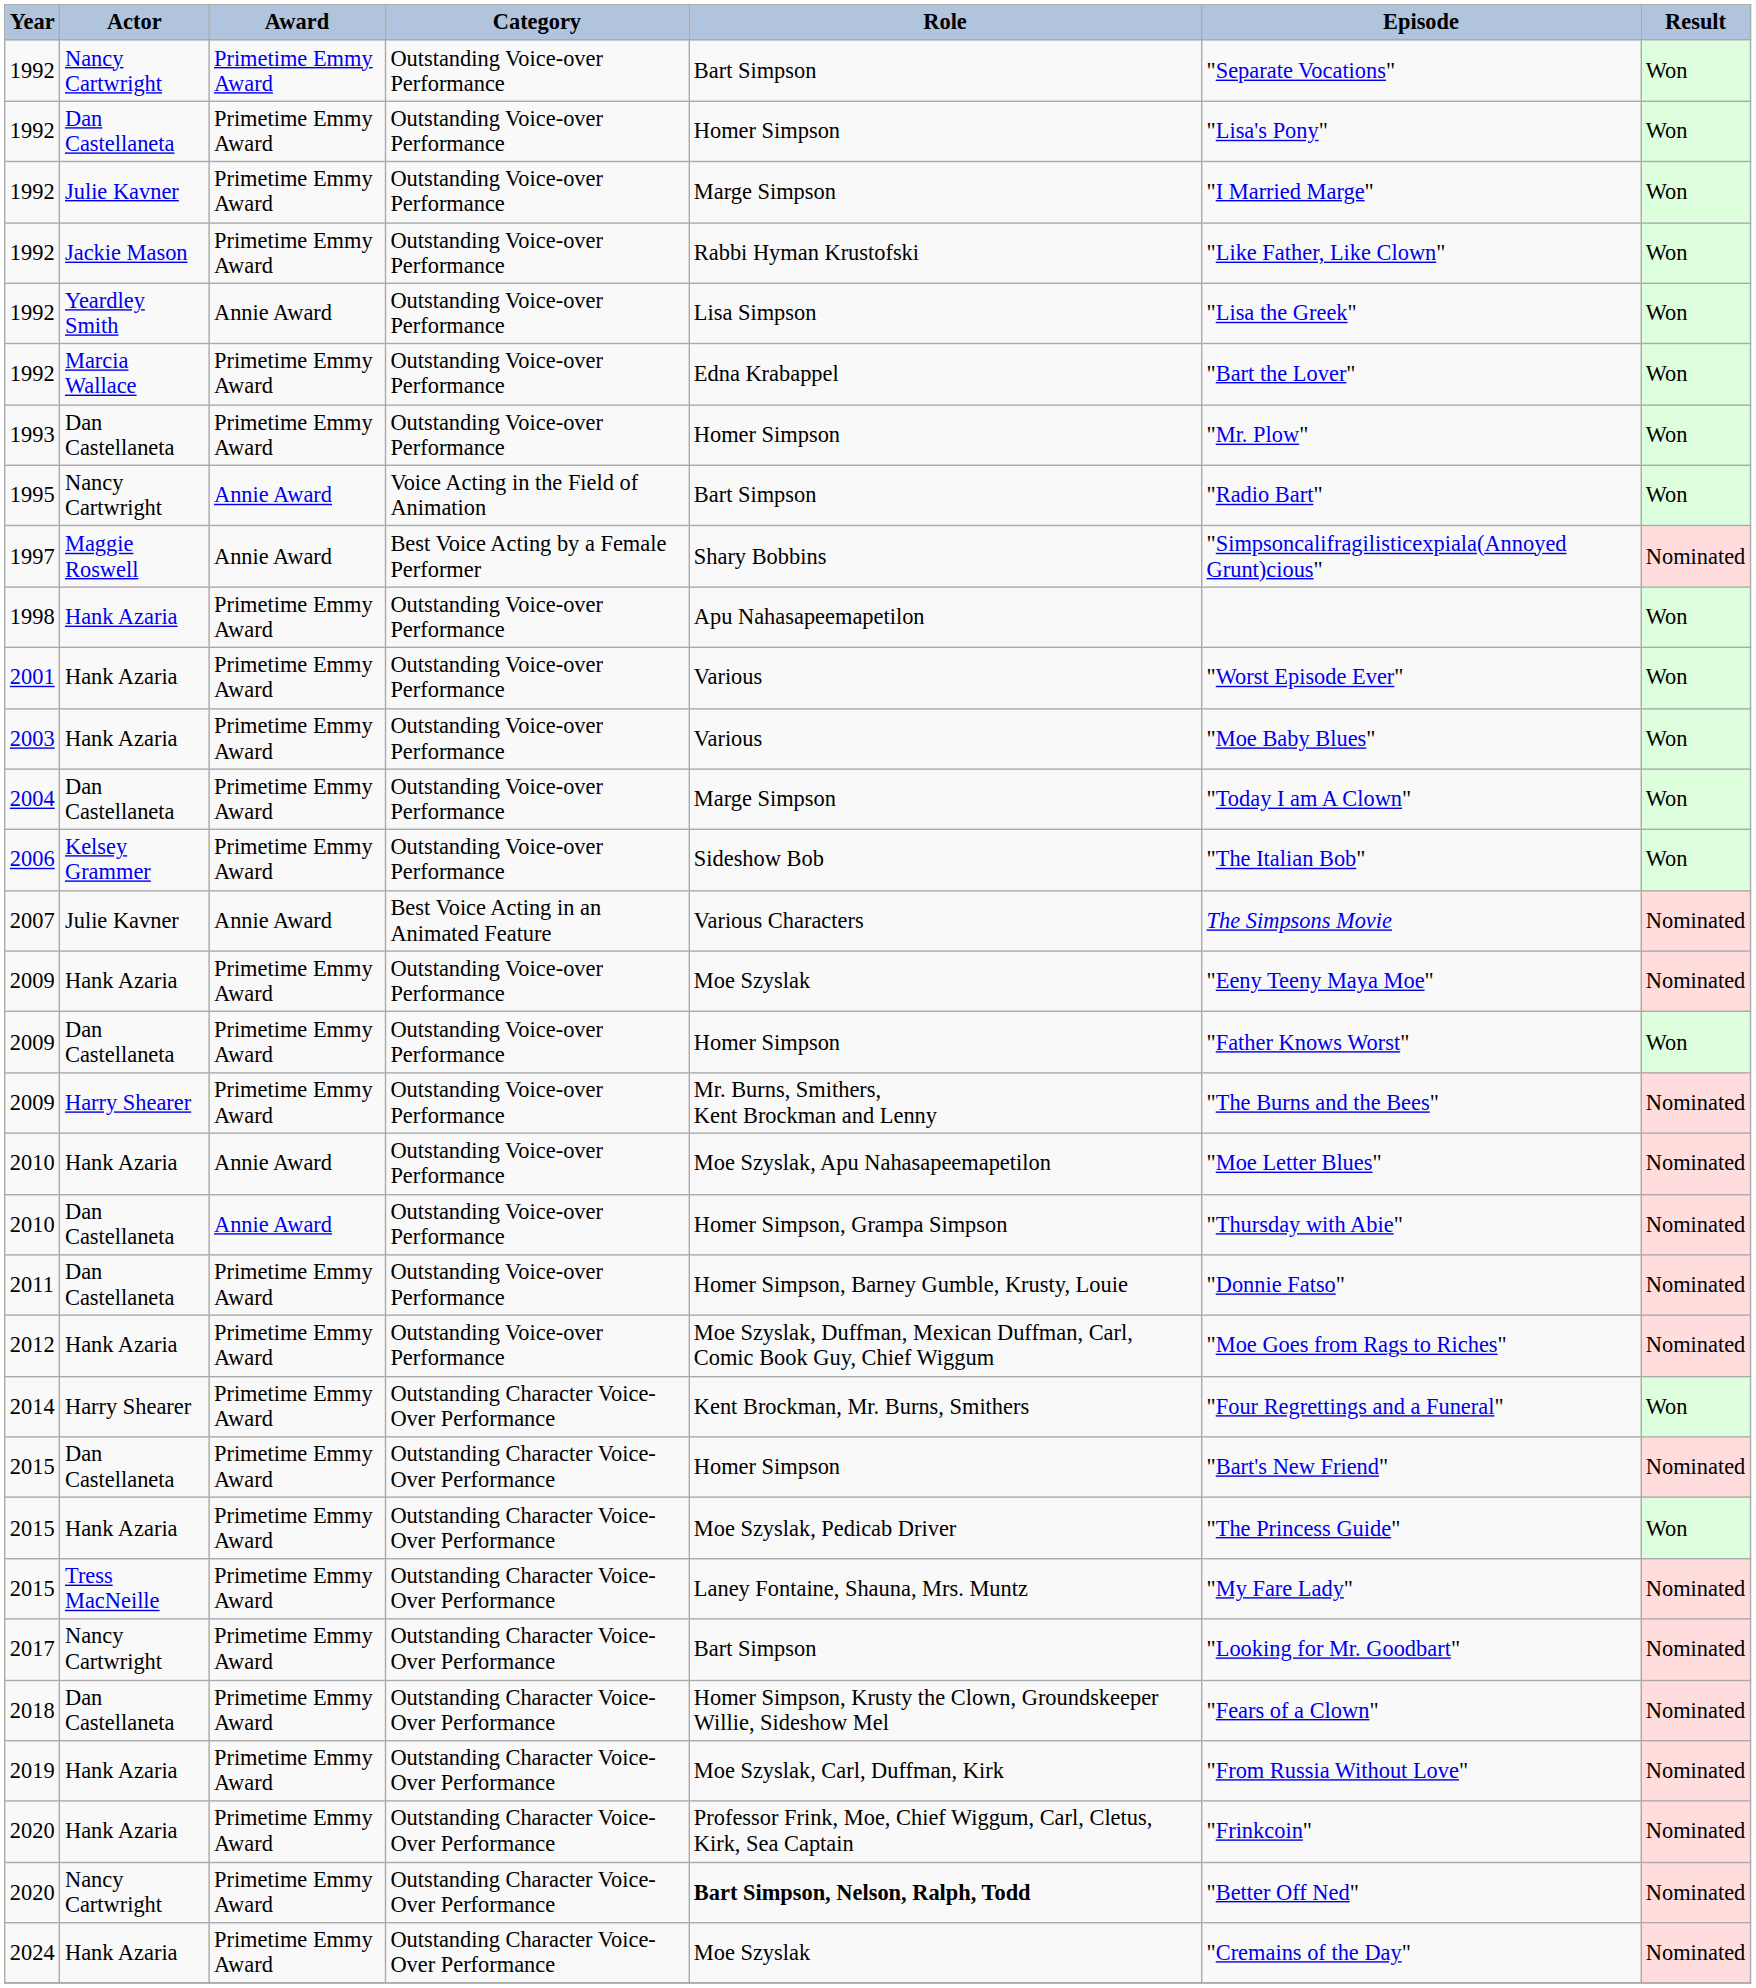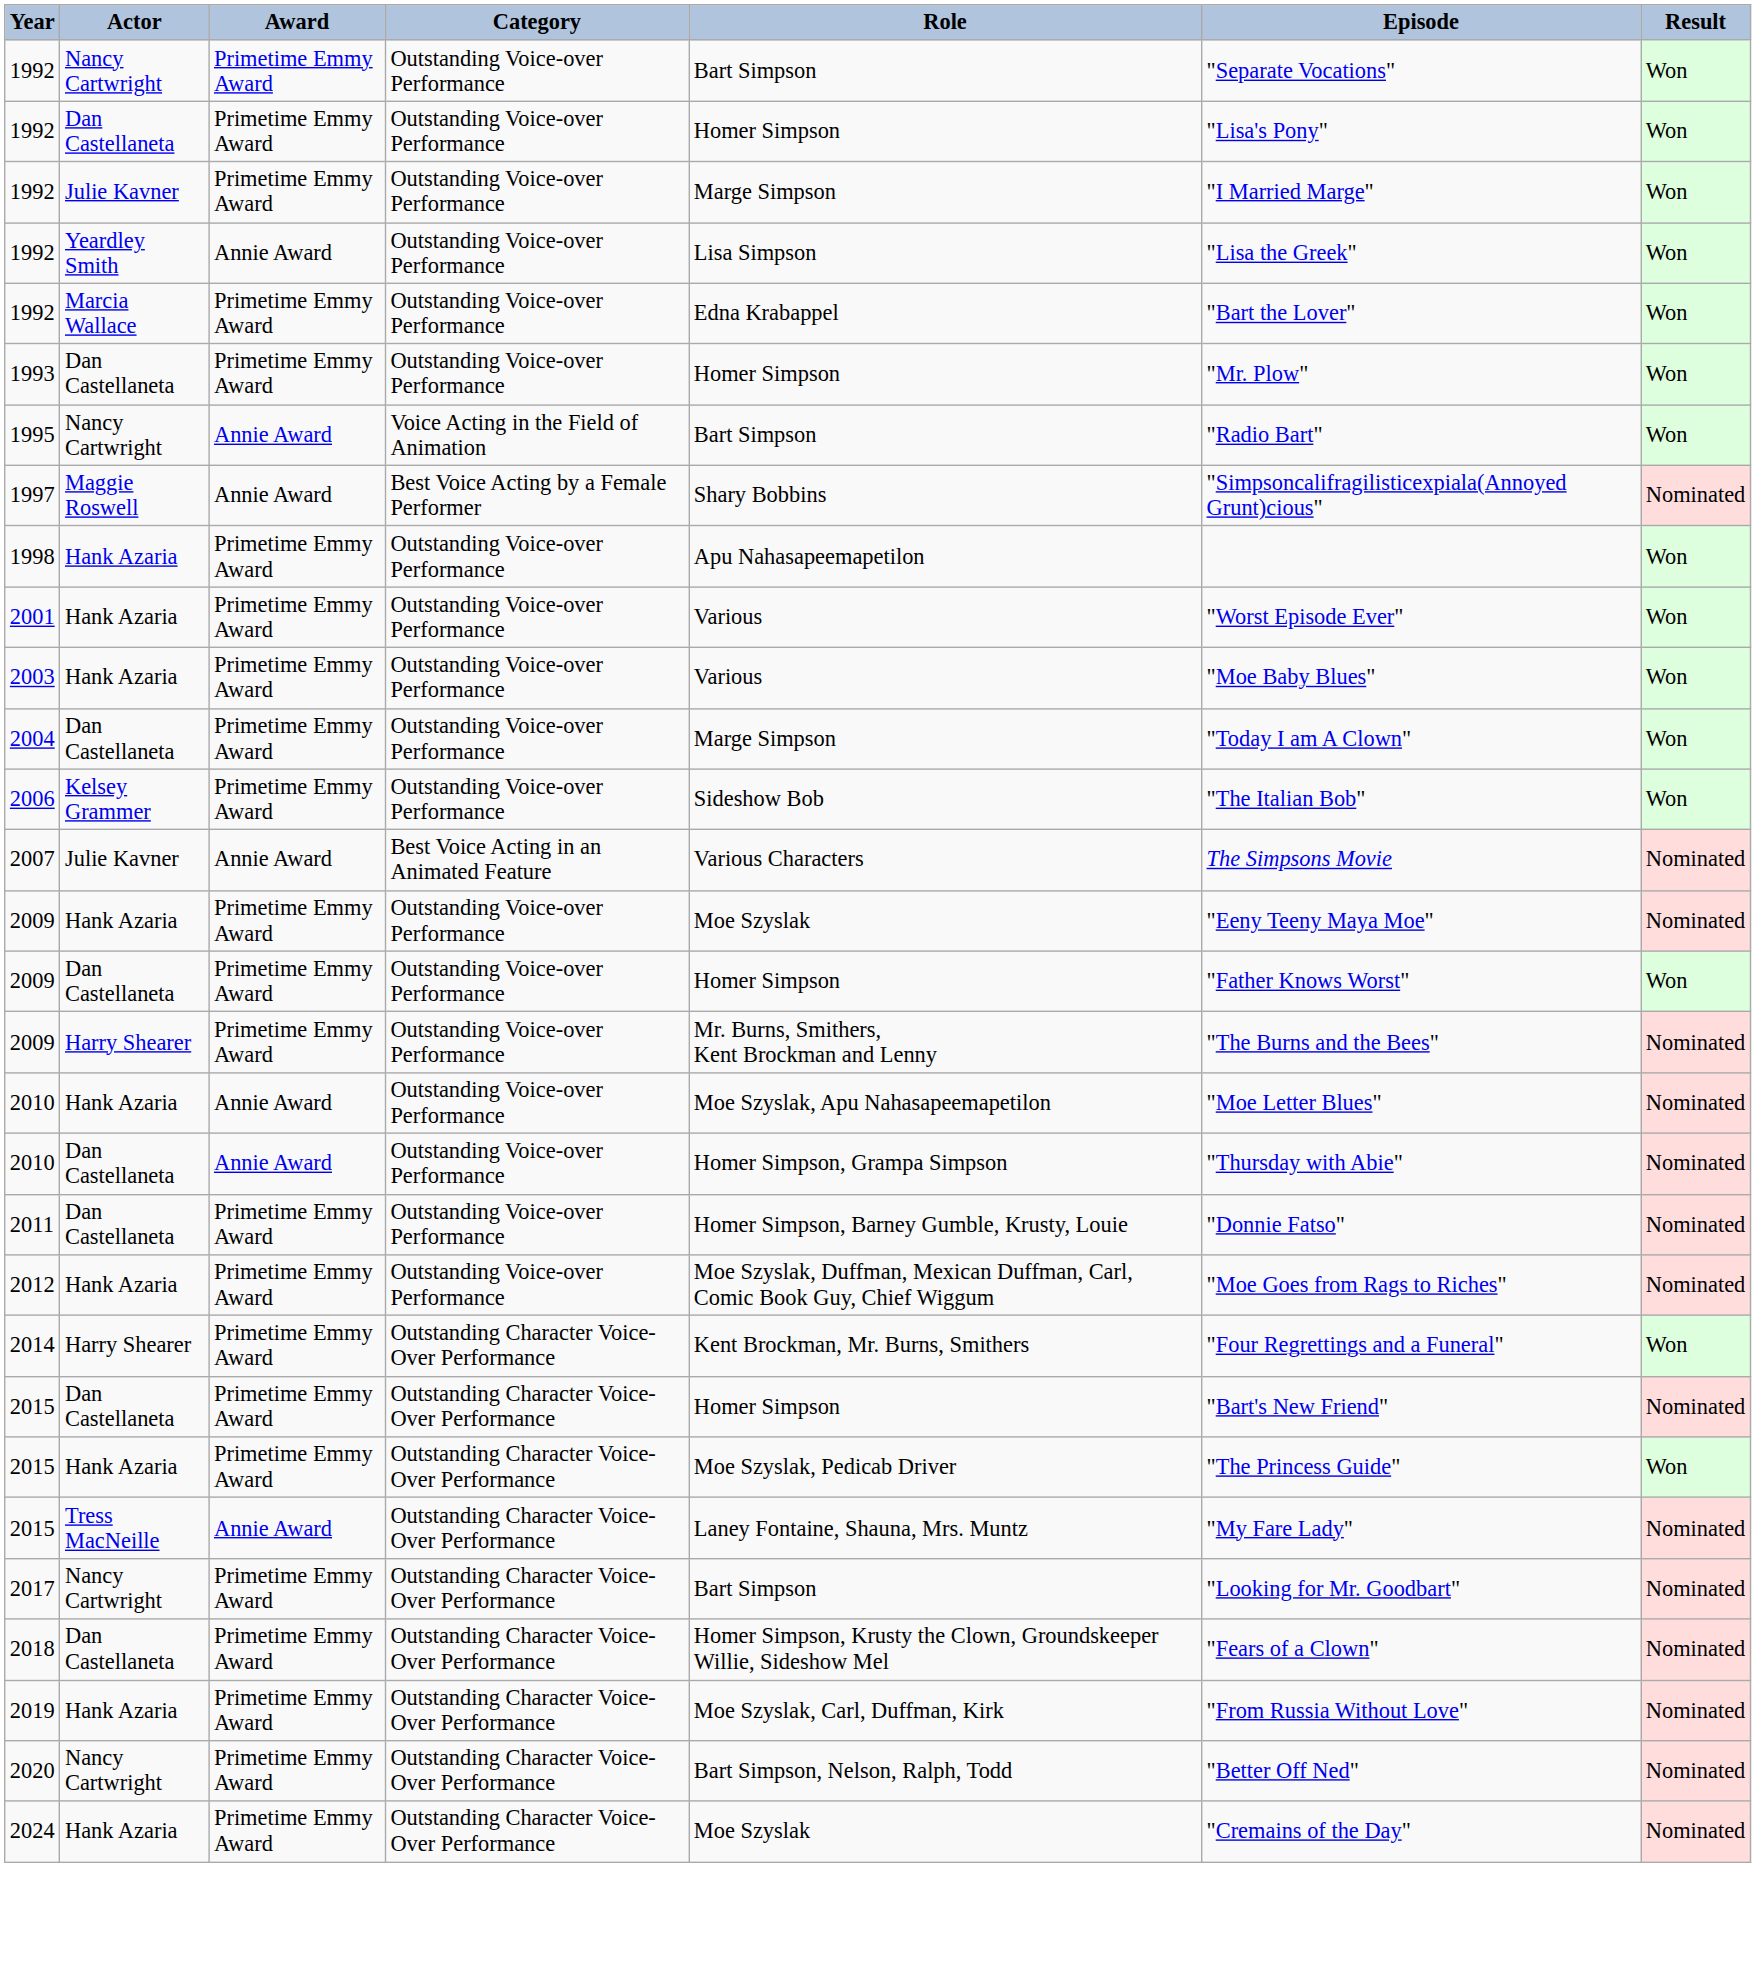- row: (32, 252)
(293, 1588) Primetime Emmy Award -> (273, 1527) Annie Award
- row: (32, 1831)
(862, 1892) bold -> (853, 1770) normal
